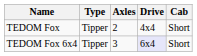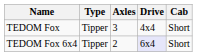(115, 28) 2 -> (115, 28) 3
(115, 43) 3 -> (115, 43) 2
